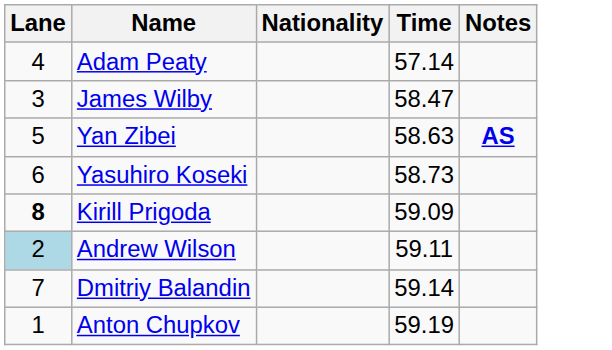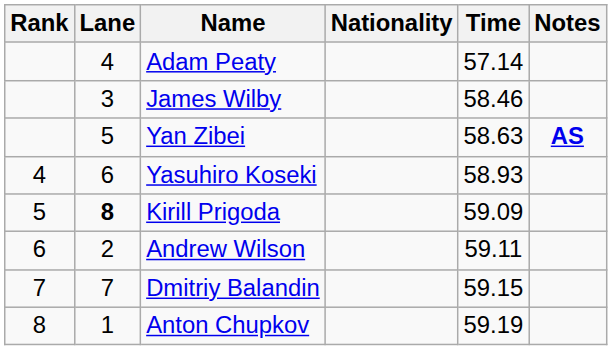+ column: (39, 23)
(424, 99) 58.47 -> (493, 99) 58.46
(424, 174) 58.73 -> (493, 174) 58.93
(38, 250) lightblue background -> (107, 250) no background
(424, 288) 59.14 -> (493, 288) 59.15
